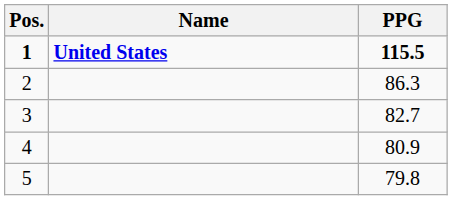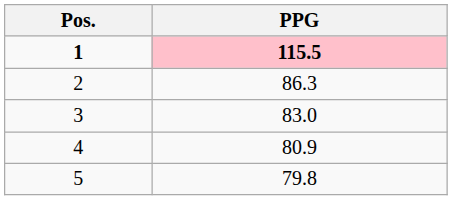- column: (204, 20)
(403, 52) no background -> (299, 52) pink background
(403, 115) 82.7 -> (299, 115) 83.0
